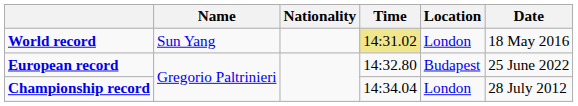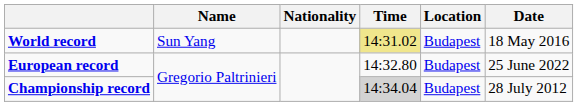(447, 40) London -> (452, 40) Budapest
(390, 88) no background -> (390, 88) lightgrey background
(447, 88) London -> (452, 88) Budapest
